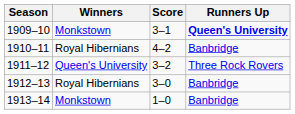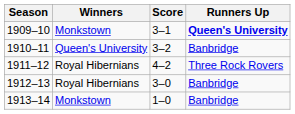(97, 48) Royal Hibernians -> (101, 48) Queen's University
(162, 48) 4–2 -> (162, 48) 3–2
(101, 65) Queen's University -> (97, 65) Royal Hibernians
(162, 65) 3–2 -> (162, 65) 4–2
